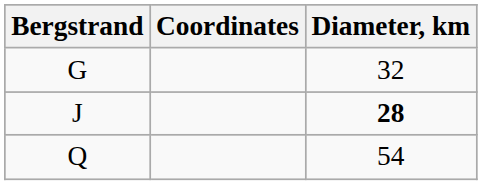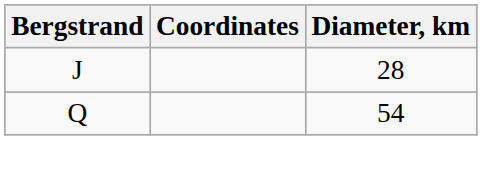- row: (77, 69)
(391, 112) bold -> (391, 69) normal
